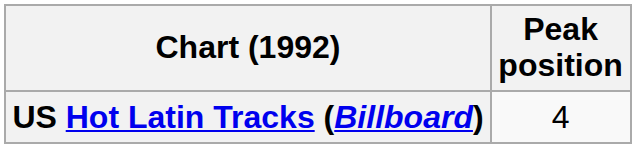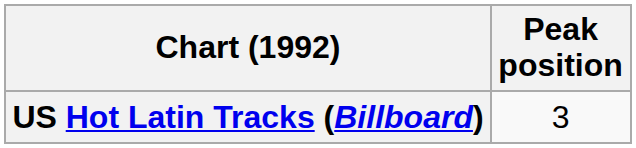(561, 116) 4 -> (561, 116) 3
